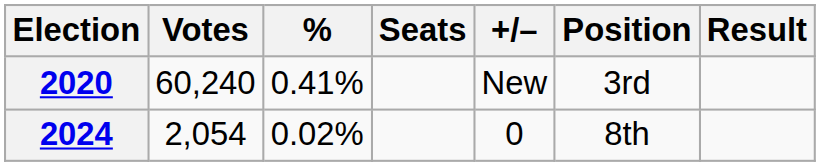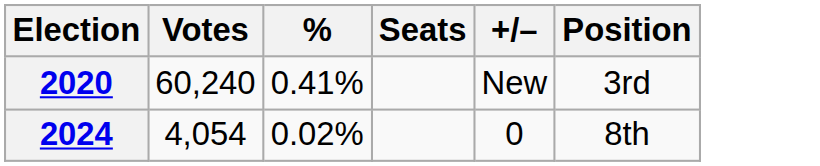- column: (757, 30)
(205, 134) 2,054 -> (205, 134) 4,054
